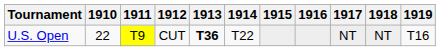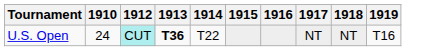- column: (137, 15)
(103, 36) 22 -> (103, 36) 24
(172, 36) no background -> (138, 36) paleturquoise background
